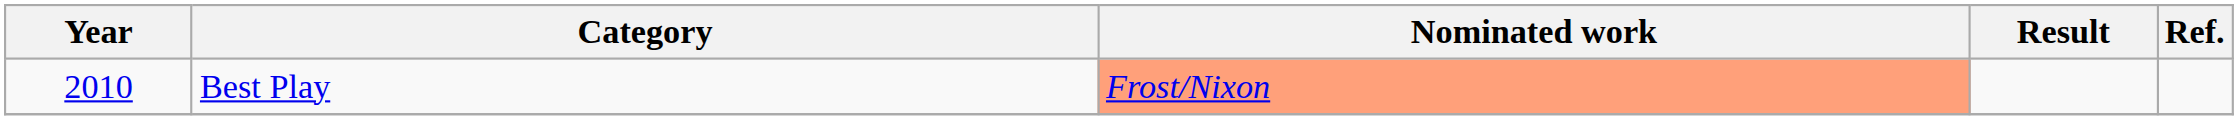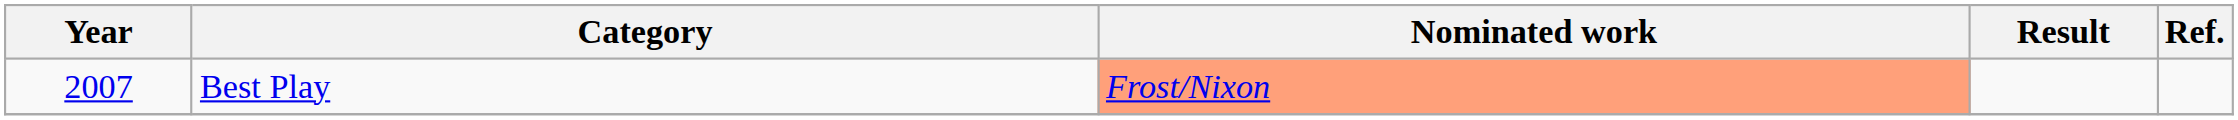(99, 85) 2010 -> (99, 85) 2007
